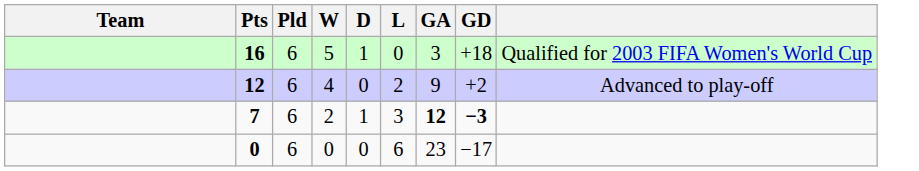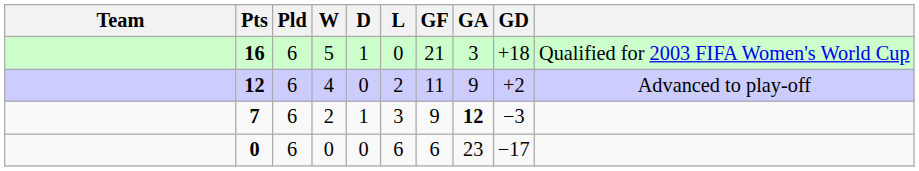+ column: (435, 20)
(476, 117) bold -> (514, 117) normal
